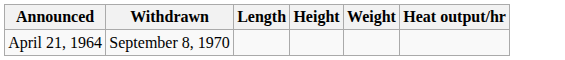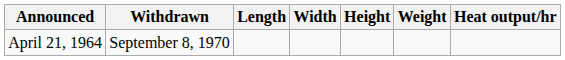+ column: (315, 17)
